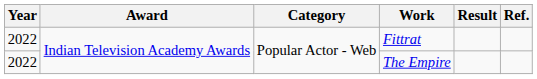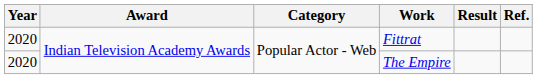(22, 39) 2022 -> (22, 39) 2020
(22, 62) 2022 -> (22, 62) 2020
